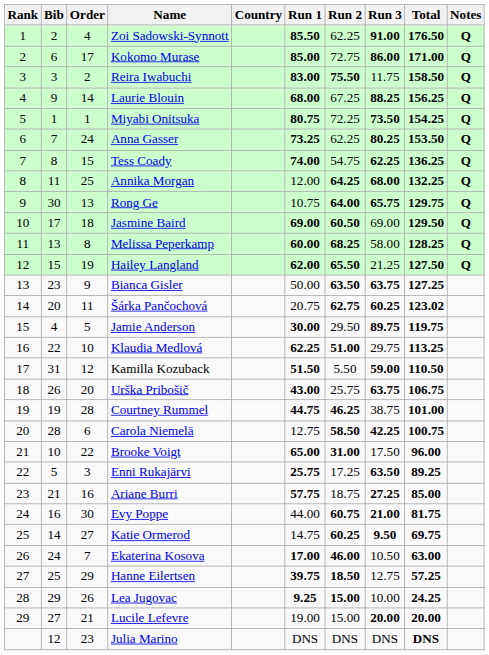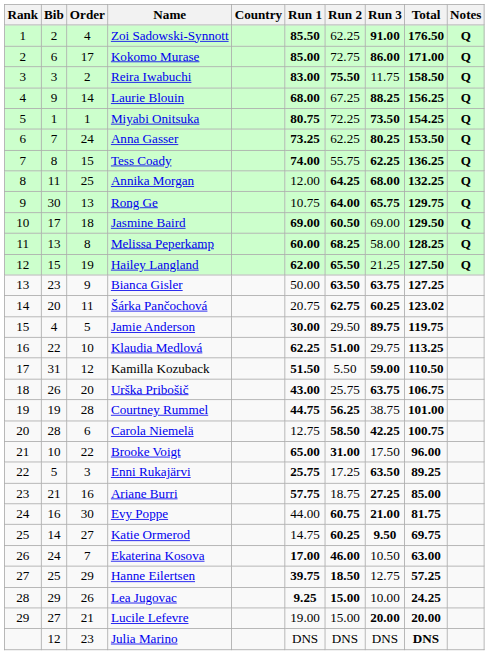(345, 160) 54.75 -> (345, 160) 55.75
(345, 410) 46.25 -> (345, 410) 56.25
